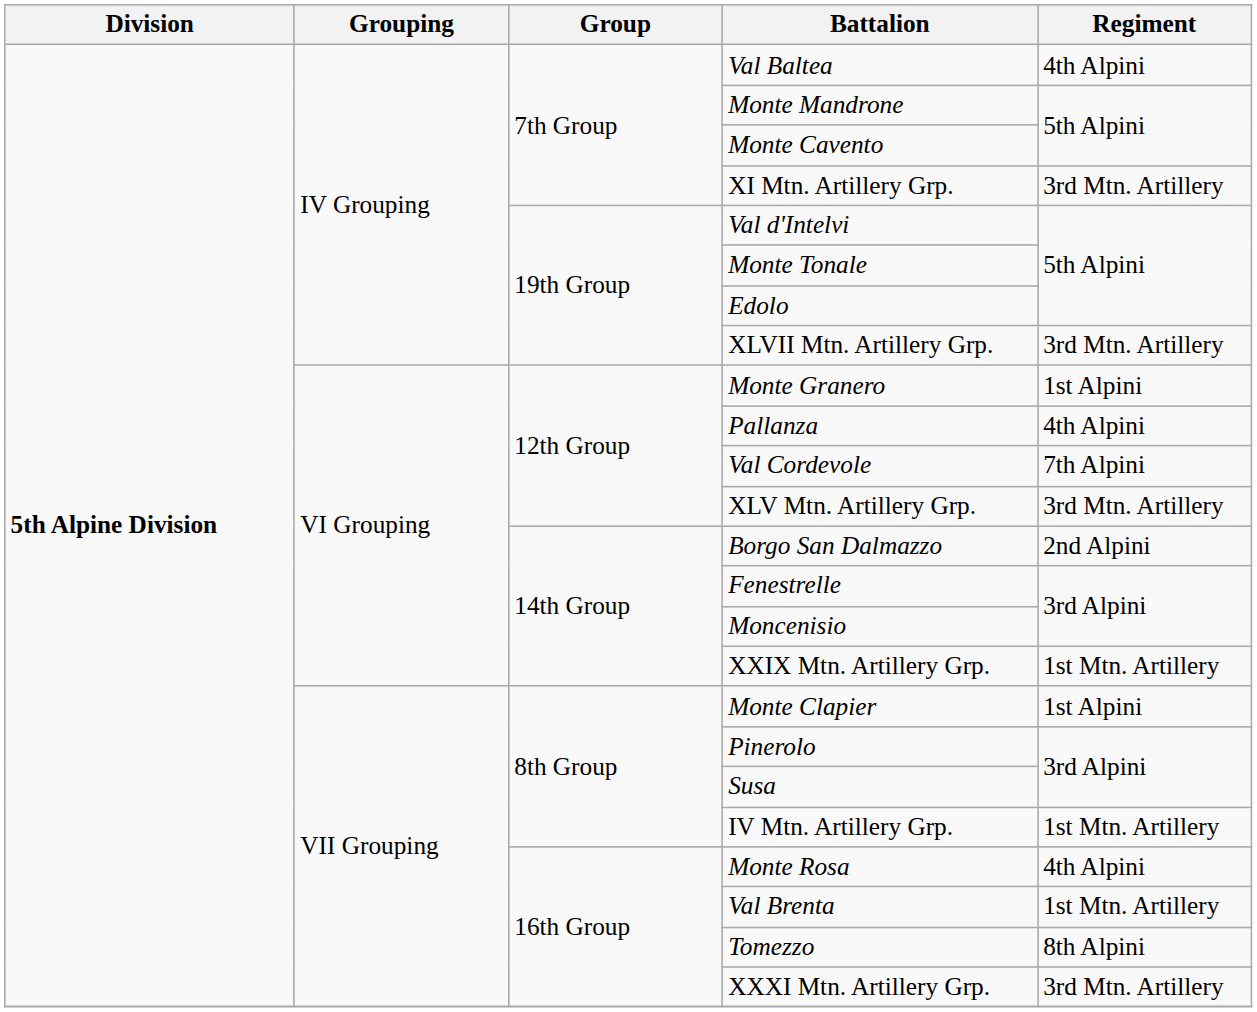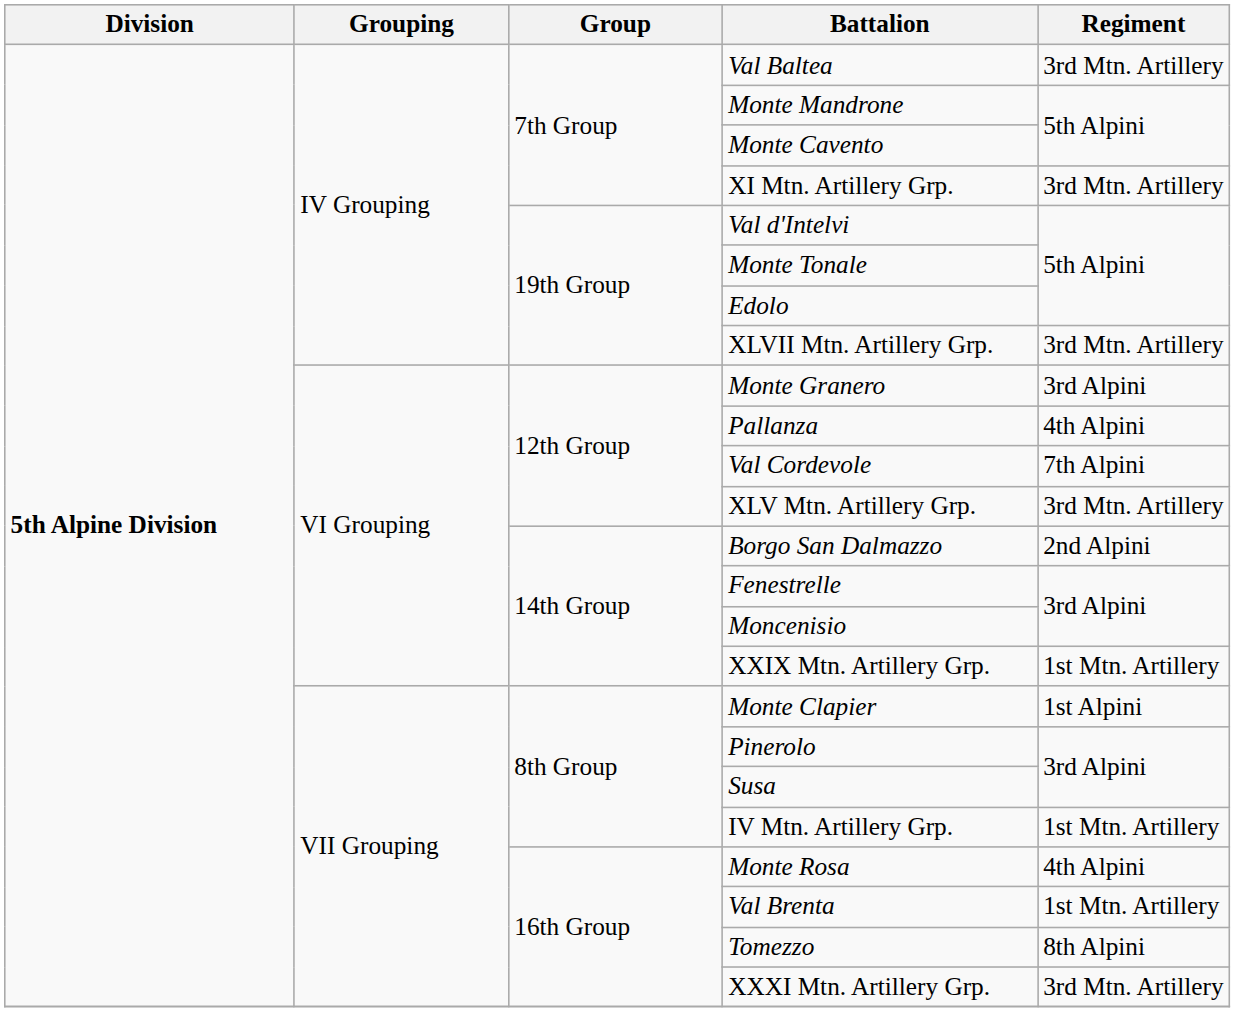(1094, 64) 4th Alpini -> (1133, 64) 3rd Mtn. Artillery
(1093, 385) 1st Alpini -> (1095, 385) 3rd Alpini
